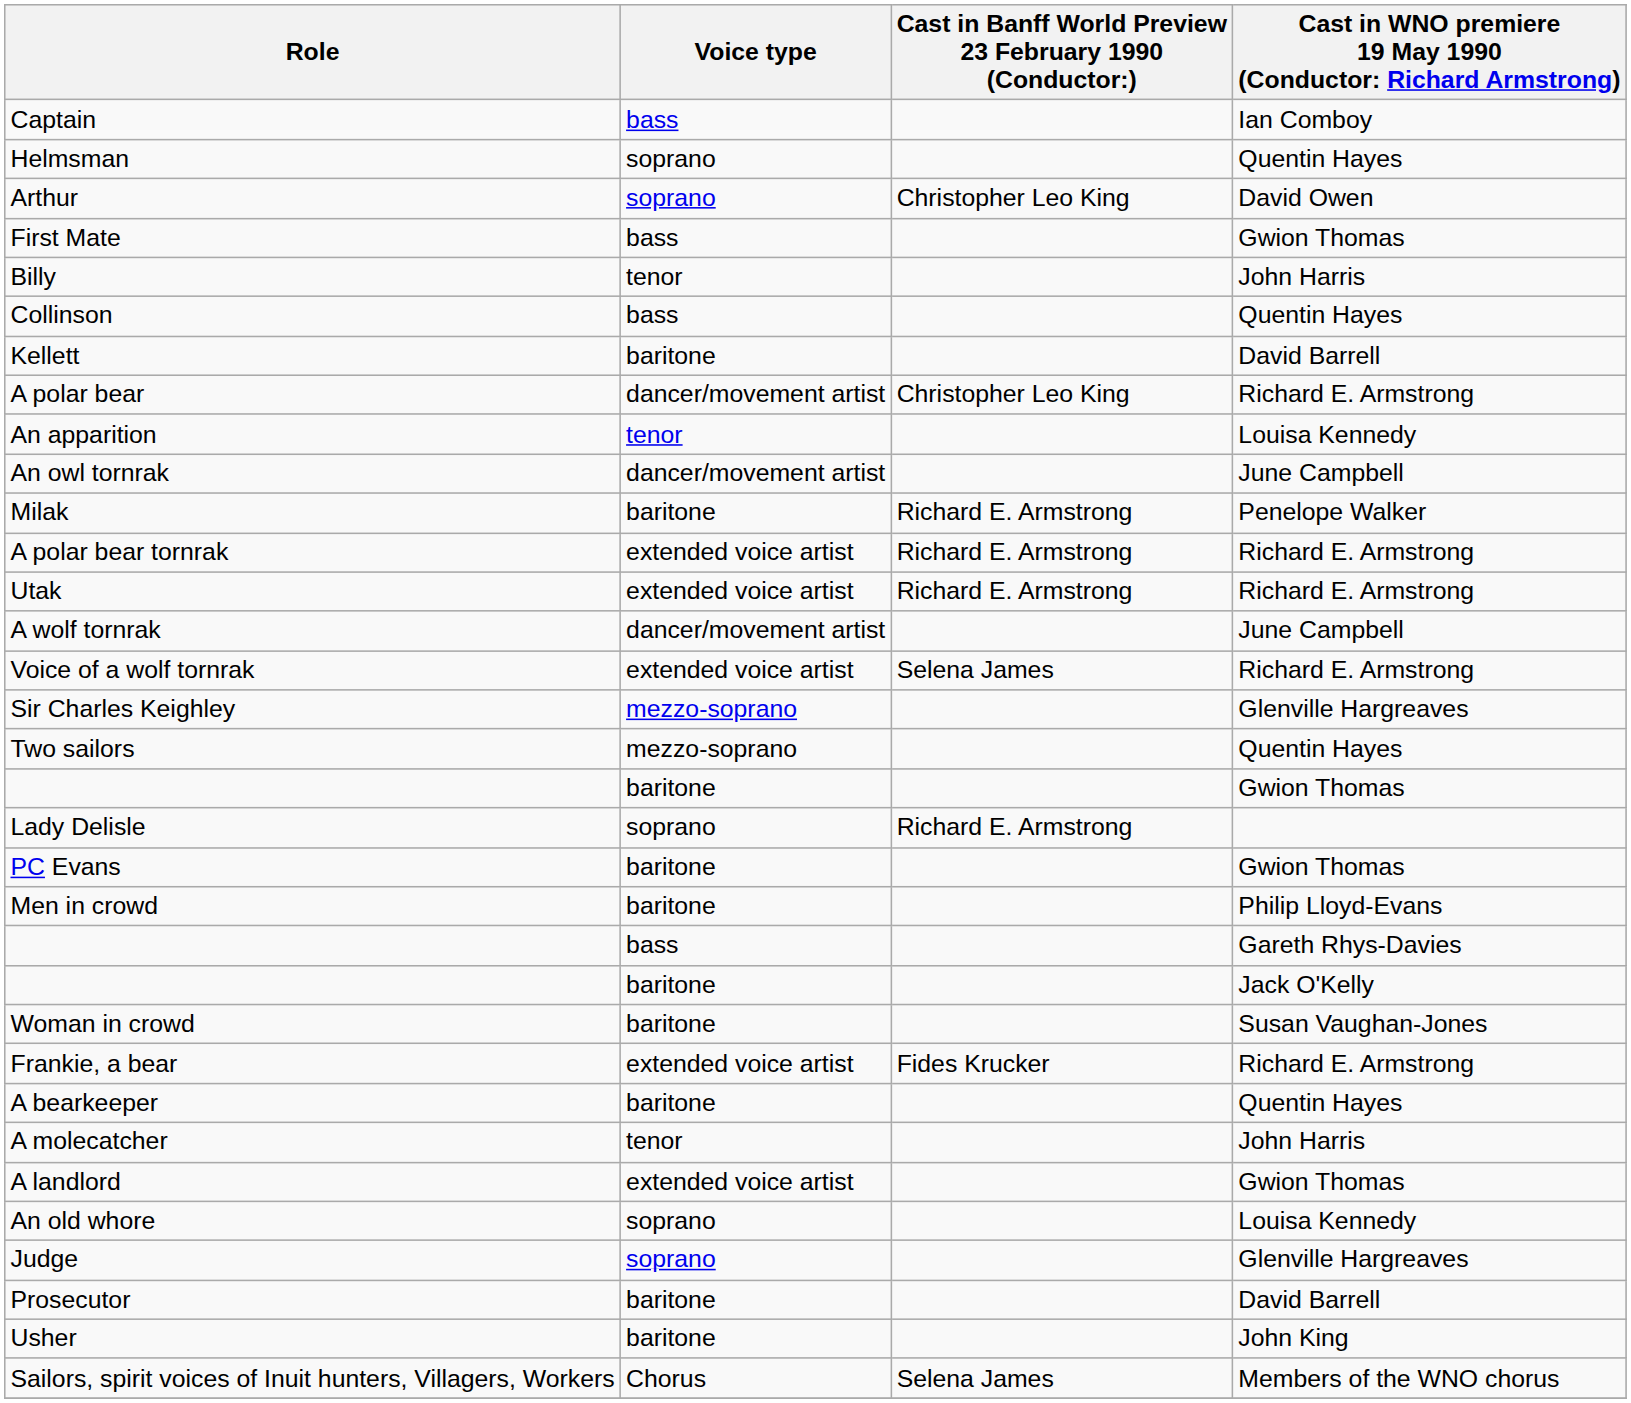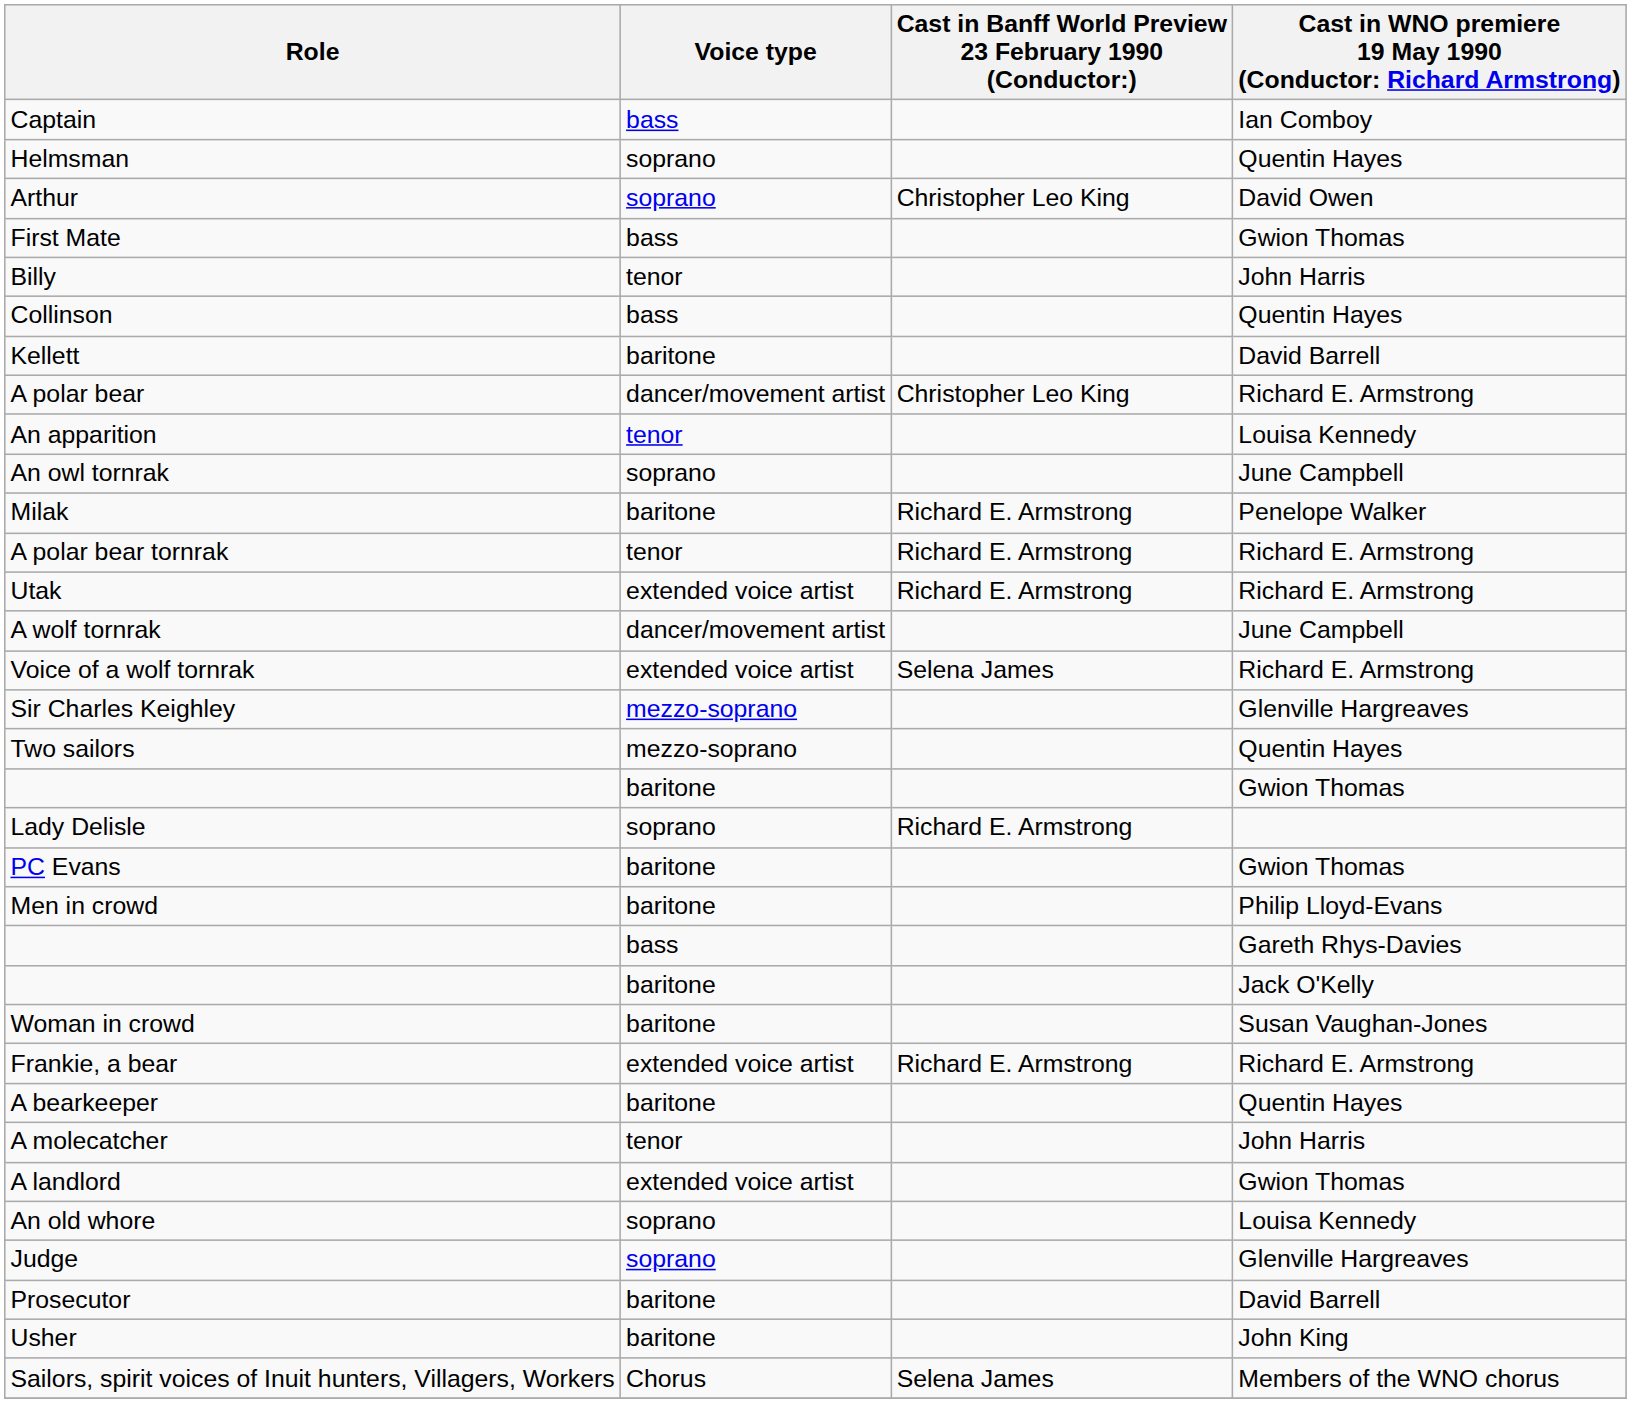(756, 473) dancer/movement artist -> (671, 473) soprano
(740, 551) extended voice artist -> (654, 551) tenor
(973, 1063) Fides Krucker -> (1015, 1063) Richard E. Armstrong
